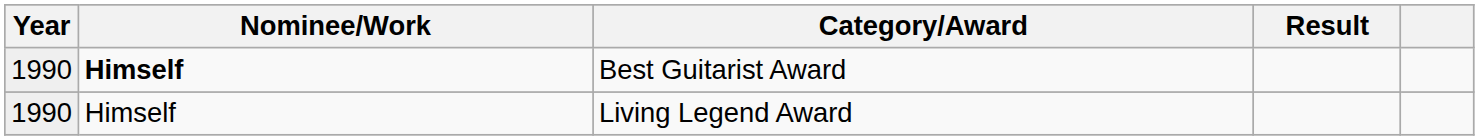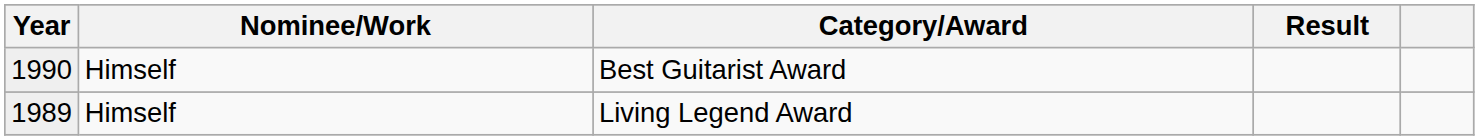(134, 69) bold -> (130, 69) normal
(42, 112) 1990 -> (42, 112) 1989
